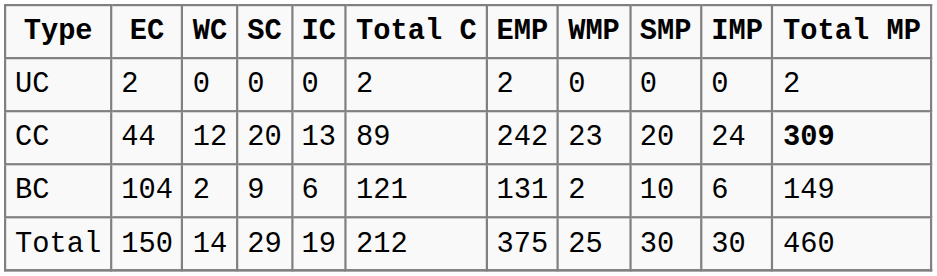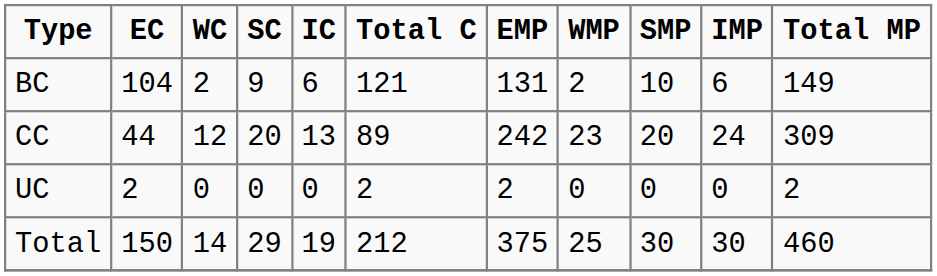rows swapped: (32, 191) <-> (32, 85)
(809, 138) bold -> (809, 138) normal
